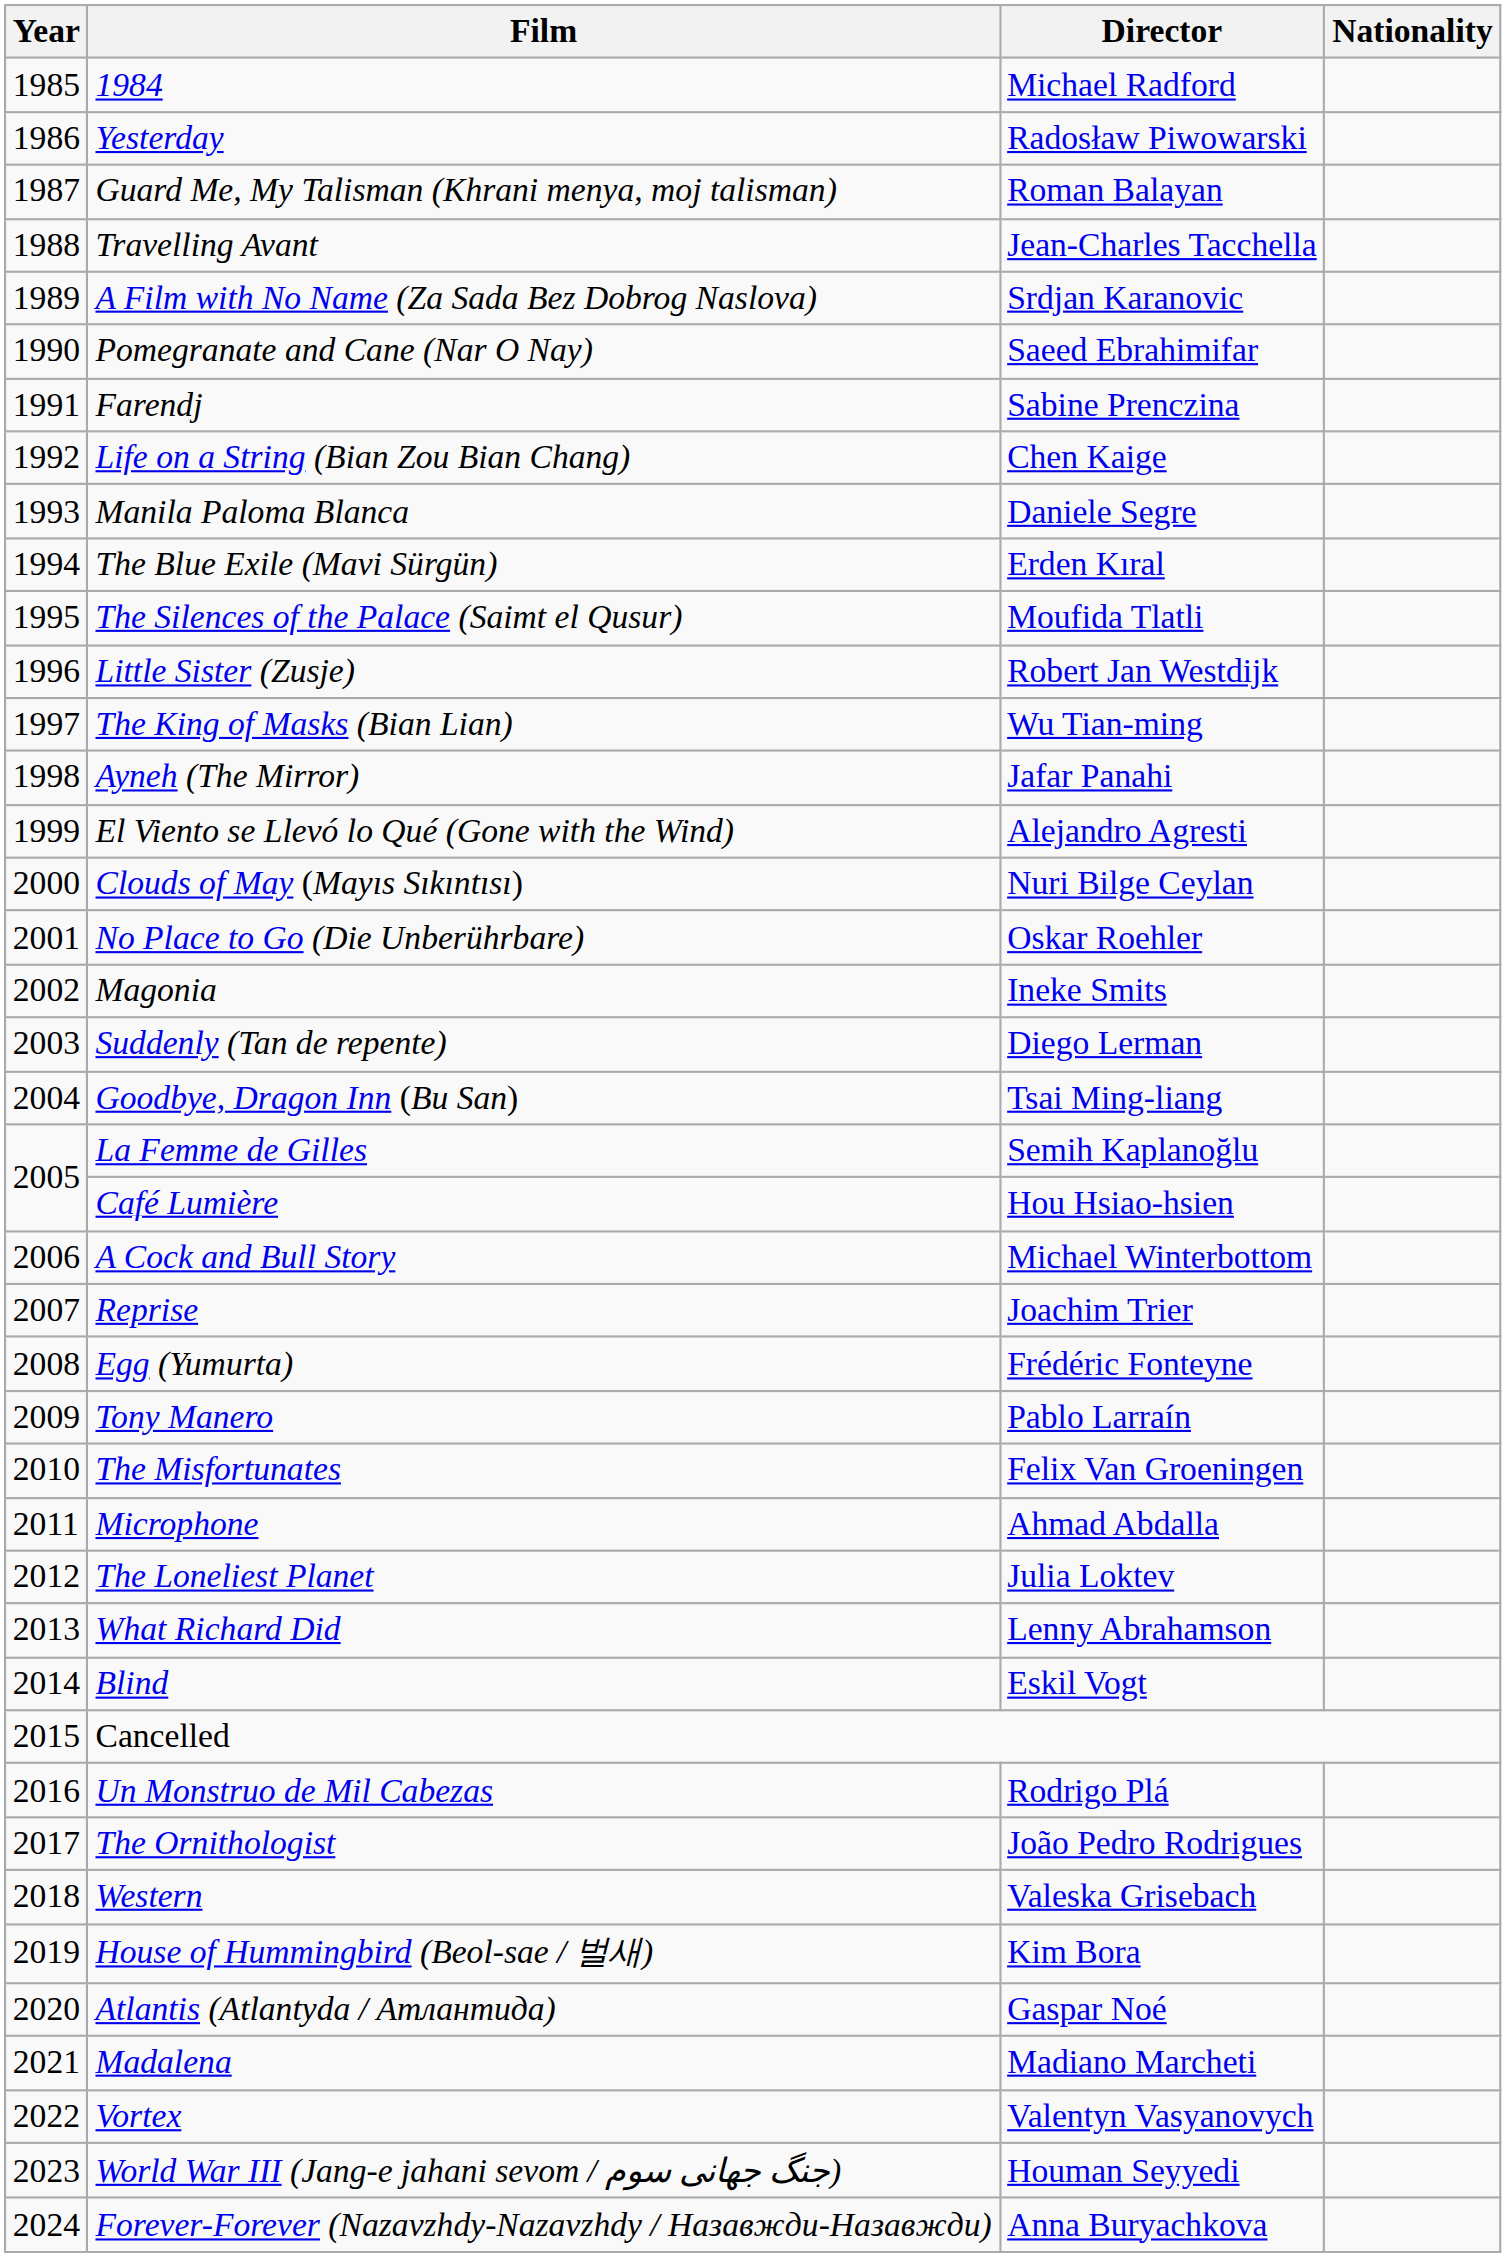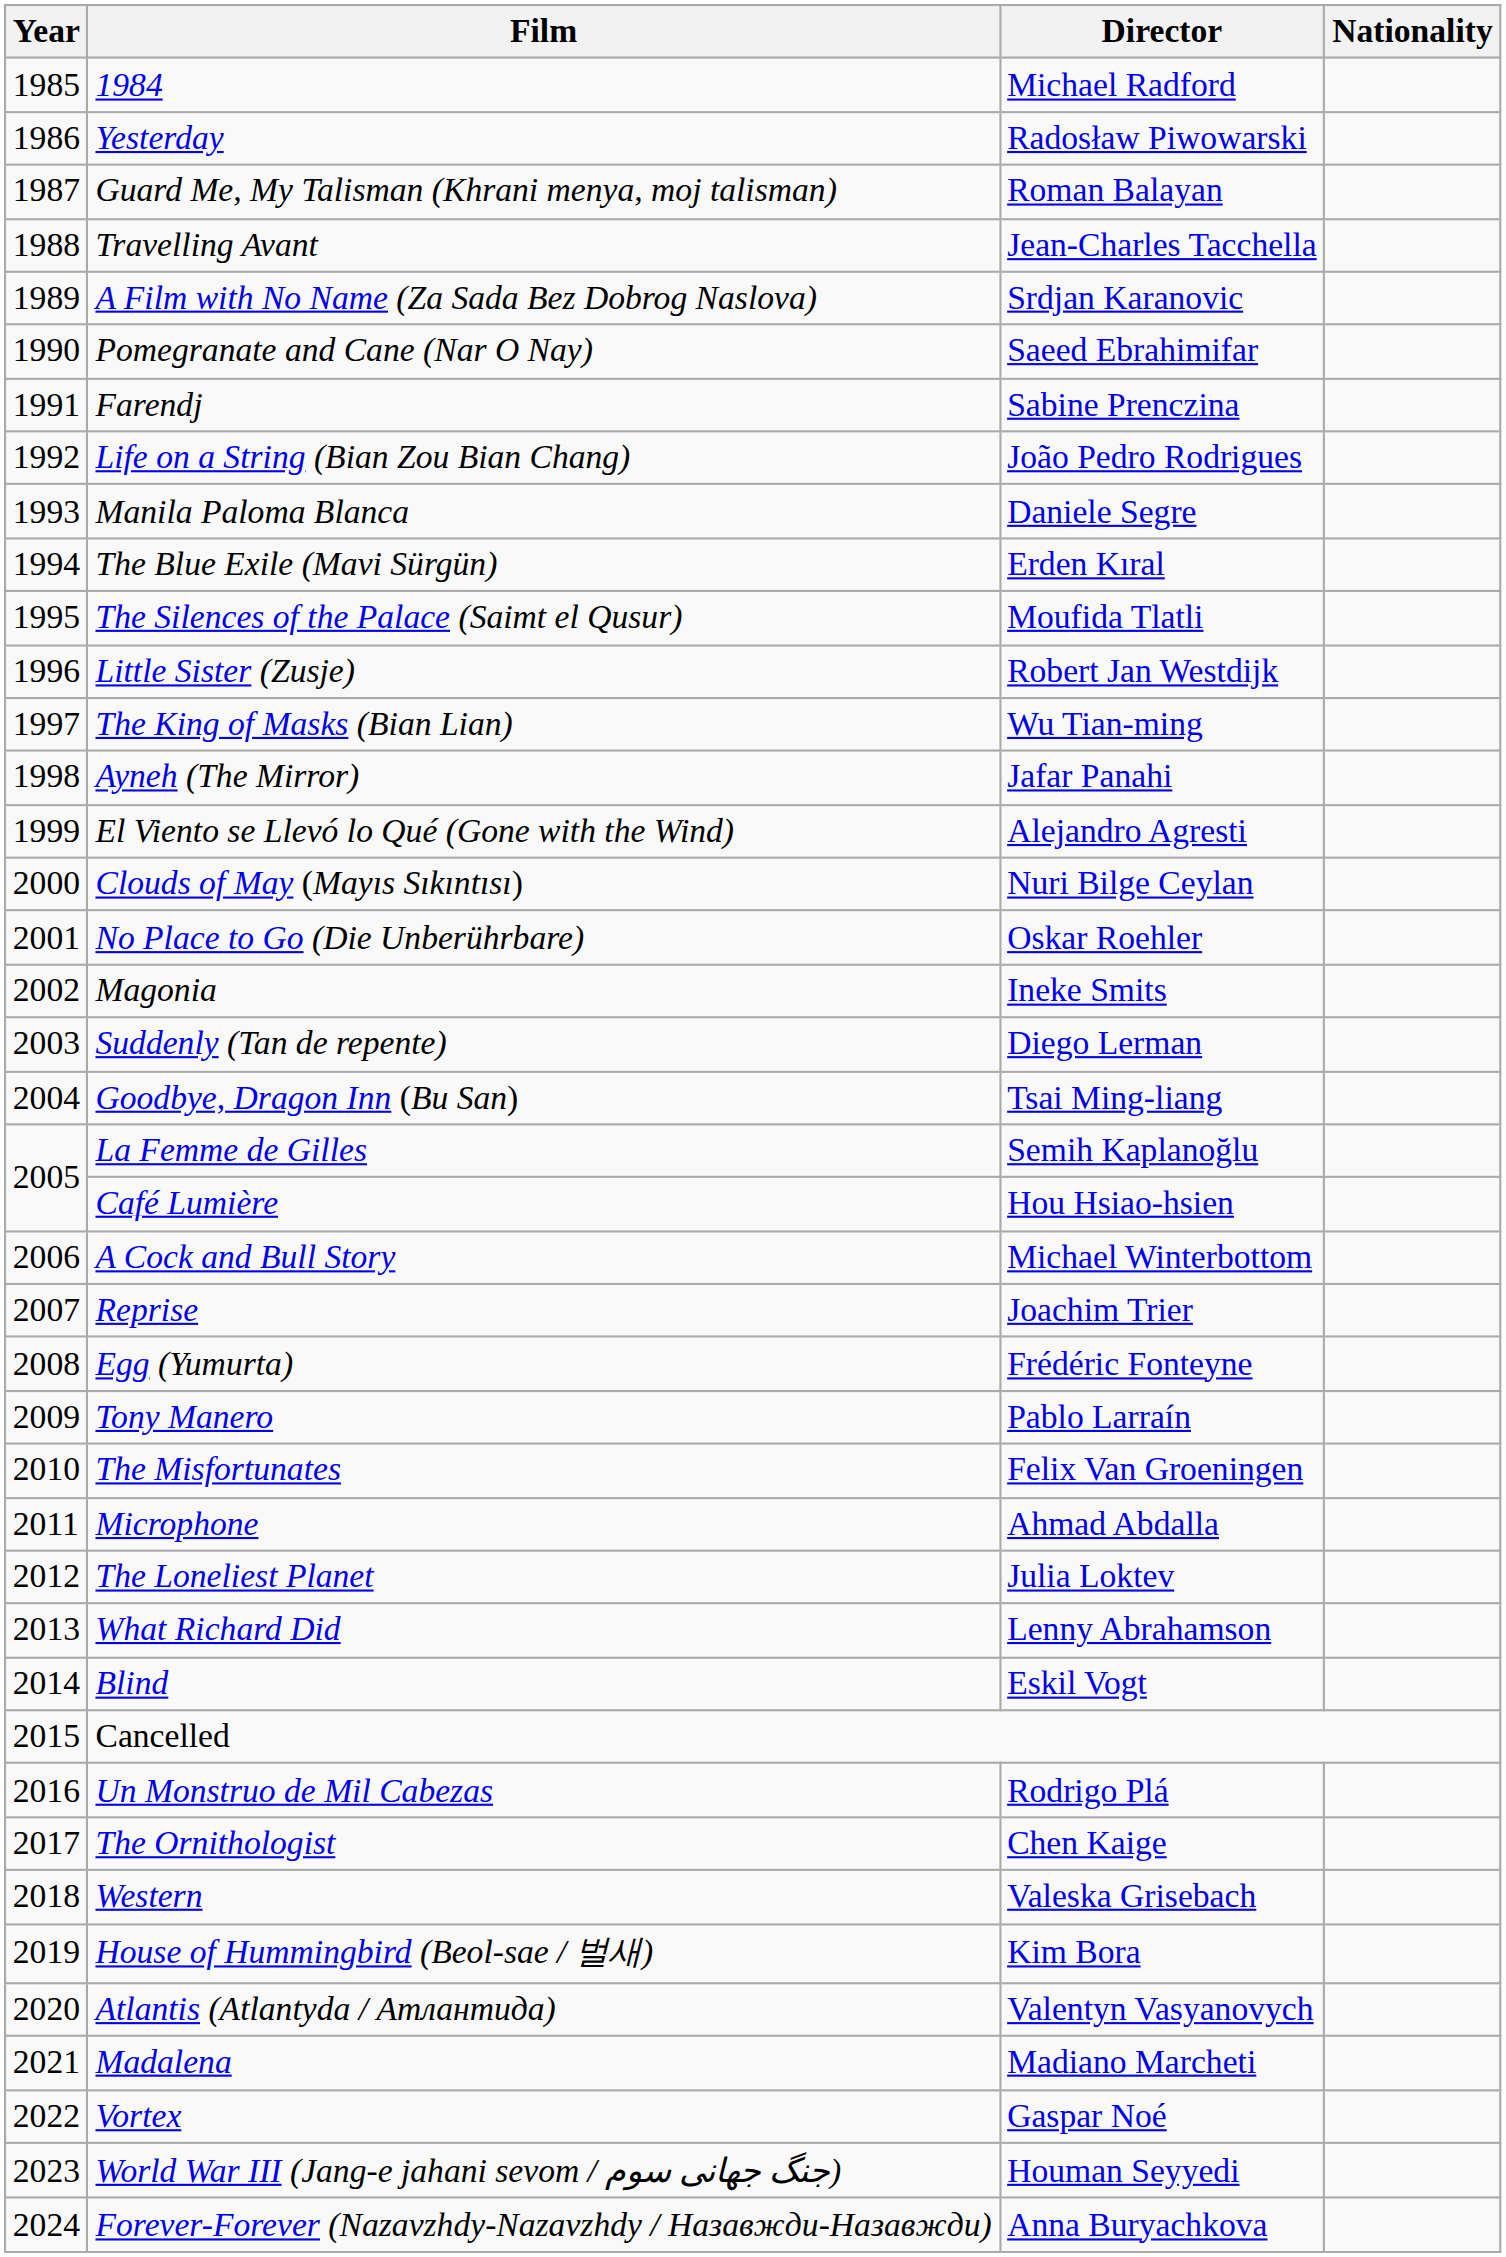(1087, 457) Chen Kaige -> (1155, 457) João Pedro Rodrigues
(1155, 1842) João Pedro Rodrigues -> (1087, 1842) Chen Kaige
(1087, 2009) Gaspar Noé -> (1160, 2009) Valentyn Vasyanovych
(1160, 2115) Valentyn Vasyanovych -> (1087, 2115) Gaspar Noé
